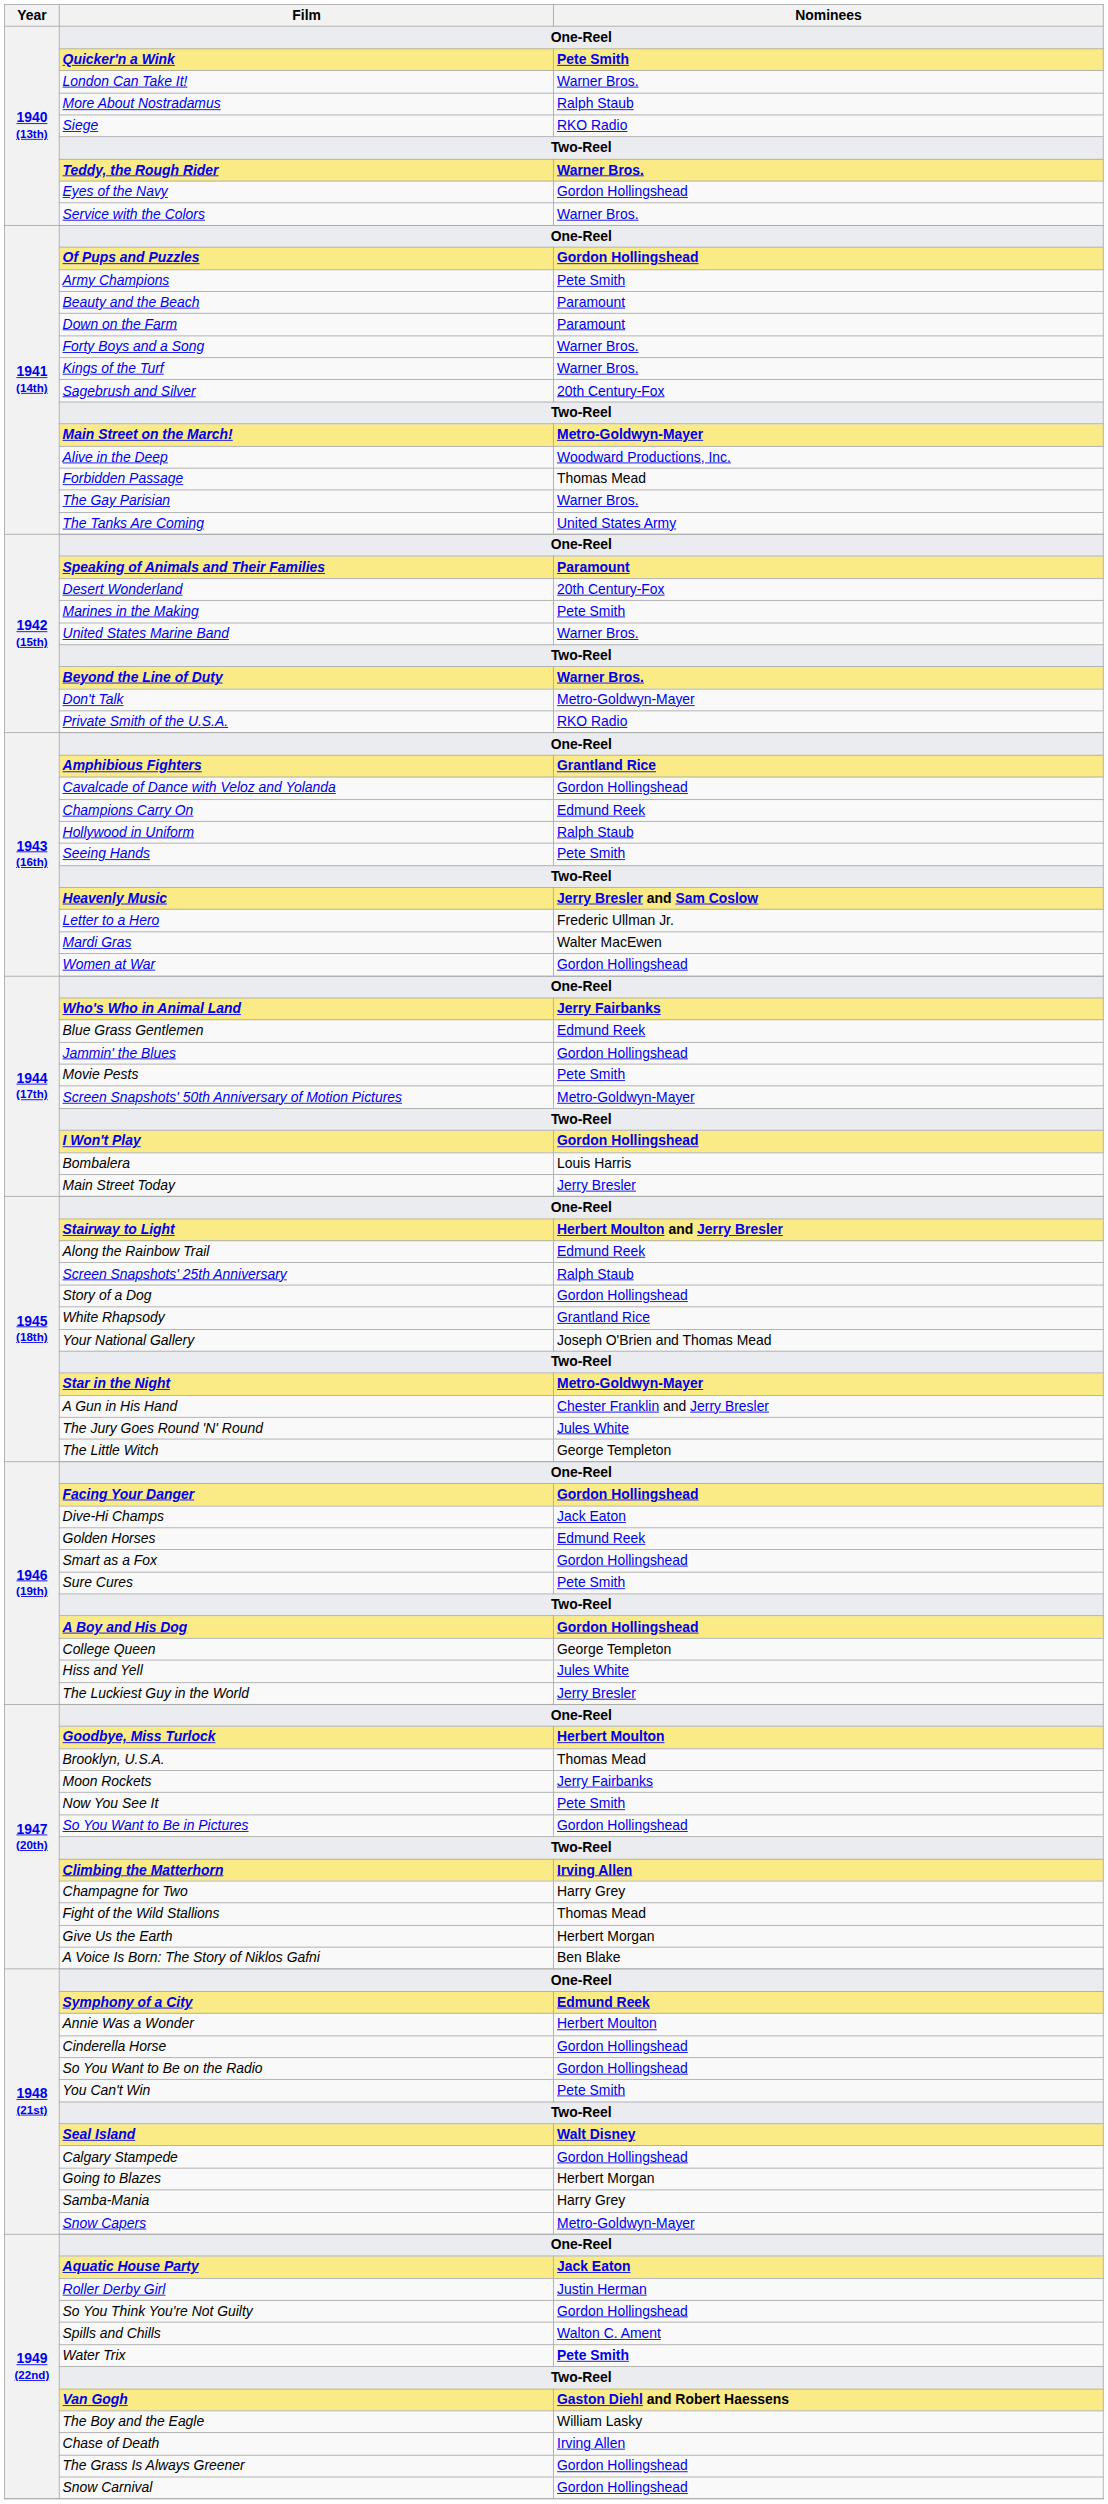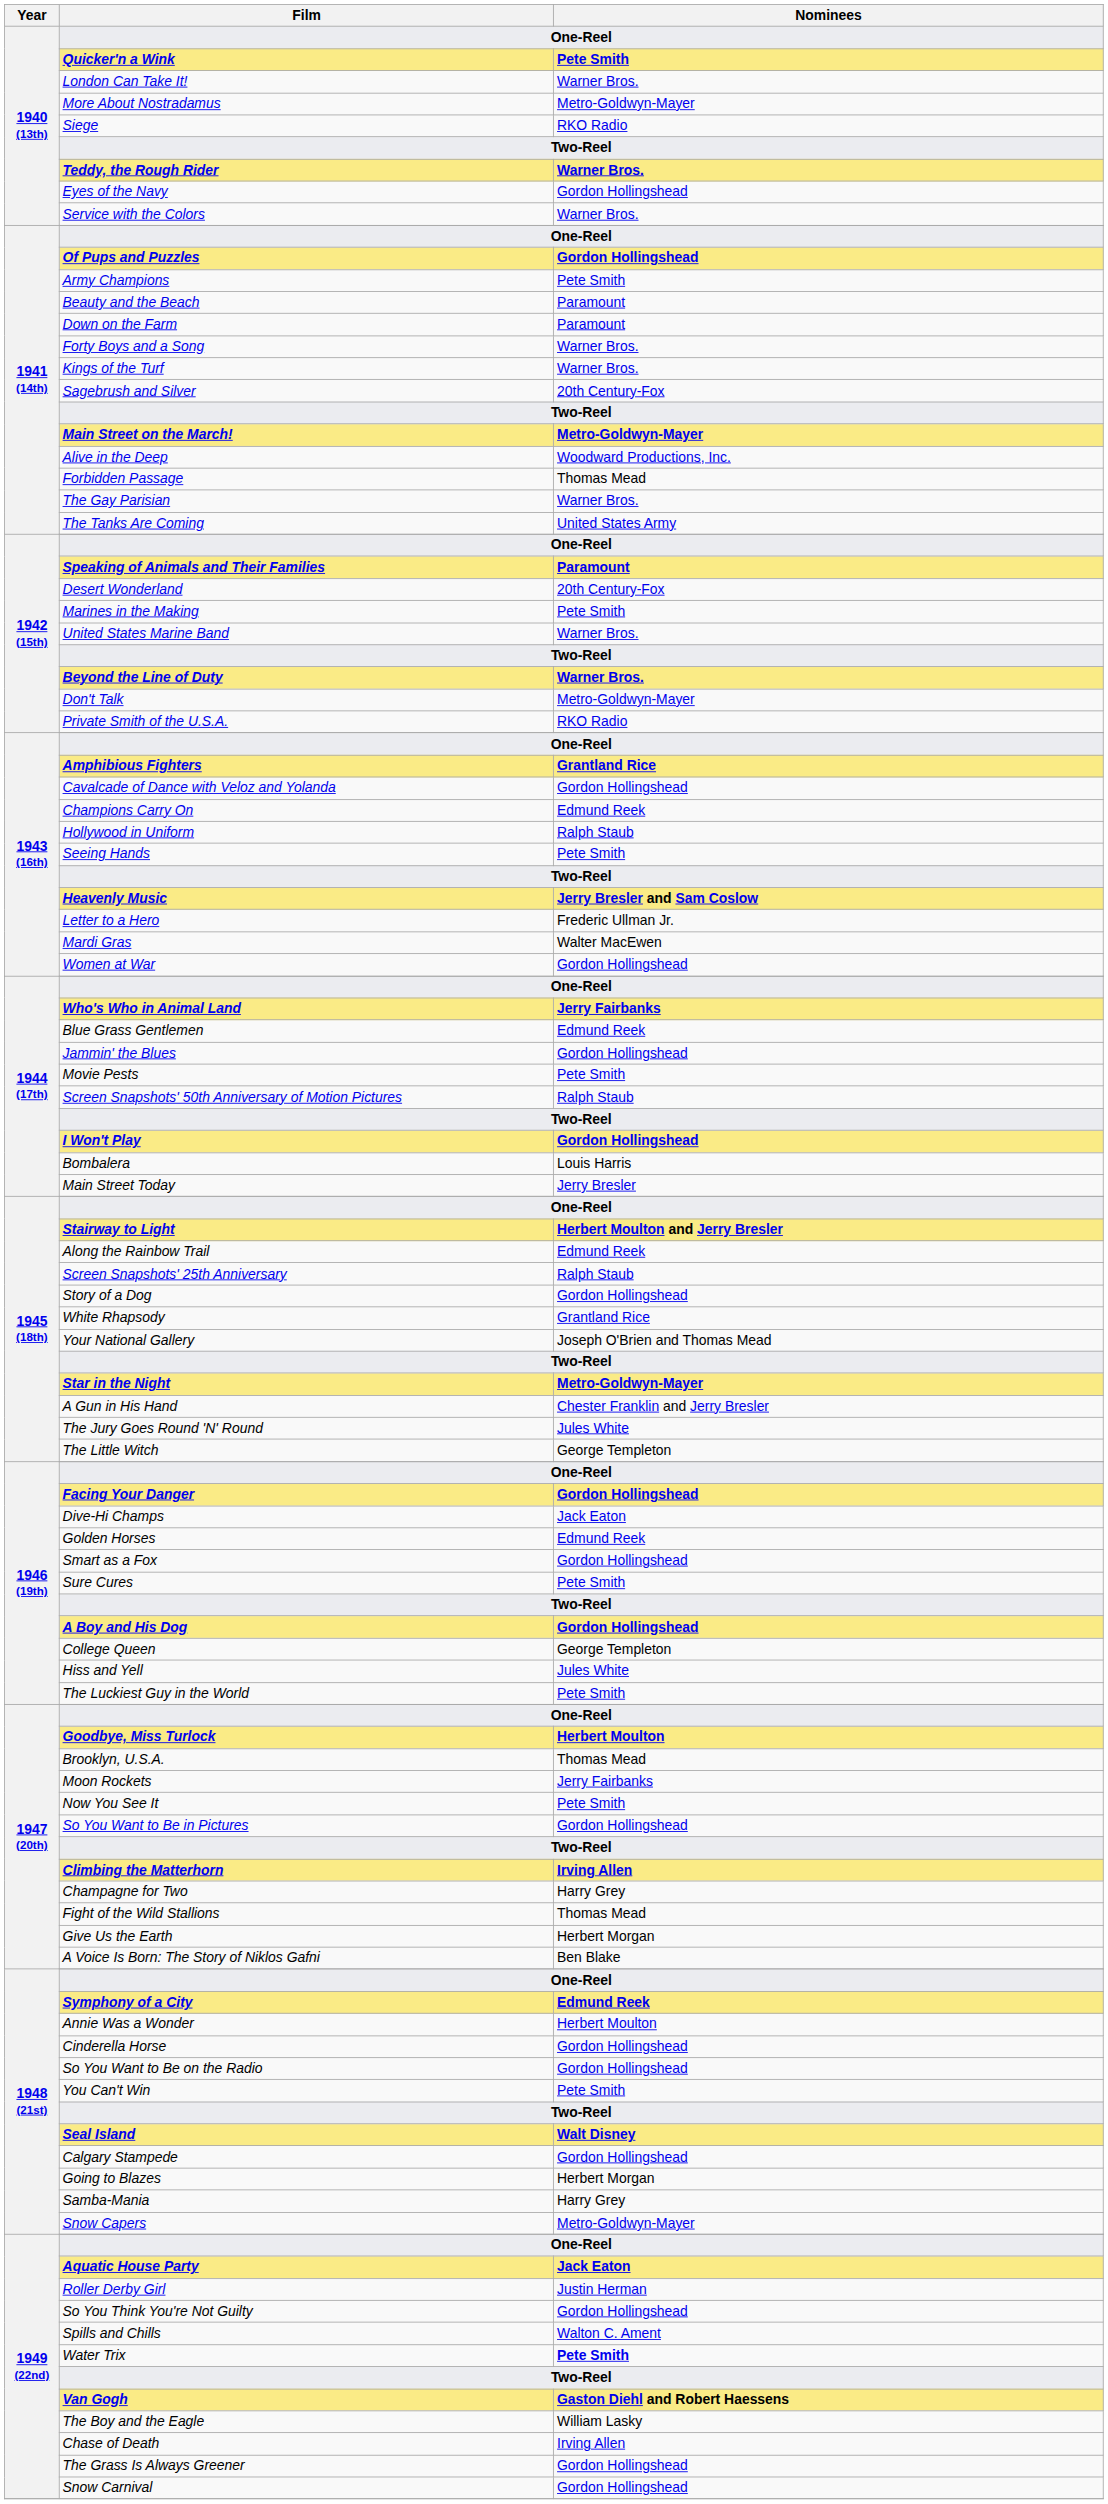(595, 103) Ralph Staub -> (626, 103) Metro-Goldwyn-Mayer
(626, 1097) Metro-Goldwyn-Mayer -> (595, 1097) Ralph Staub
(596, 1693) Jerry Bresler -> (591, 1693) Pete Smith
